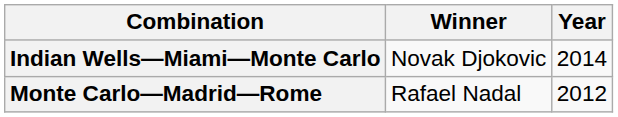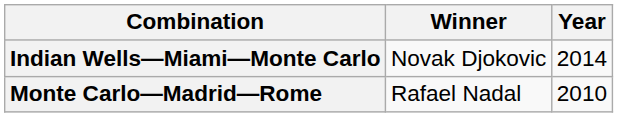(582, 93) 2012 -> (582, 93) 2010
